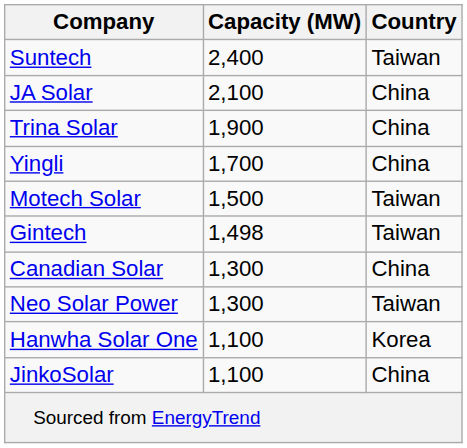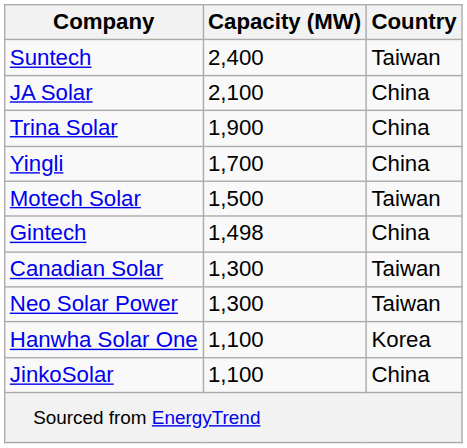(406, 233) Taiwan -> (401, 233) China
(401, 269) China -> (406, 269) Taiwan
